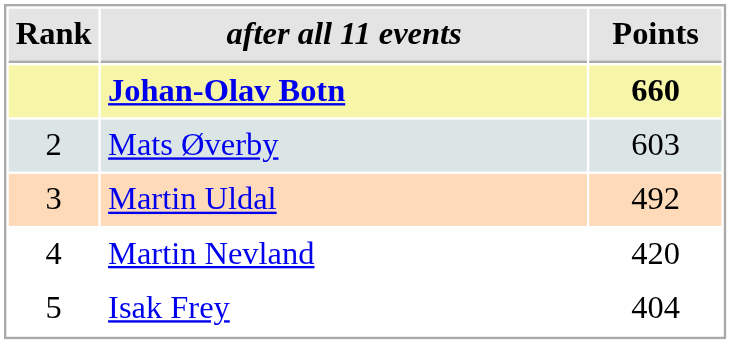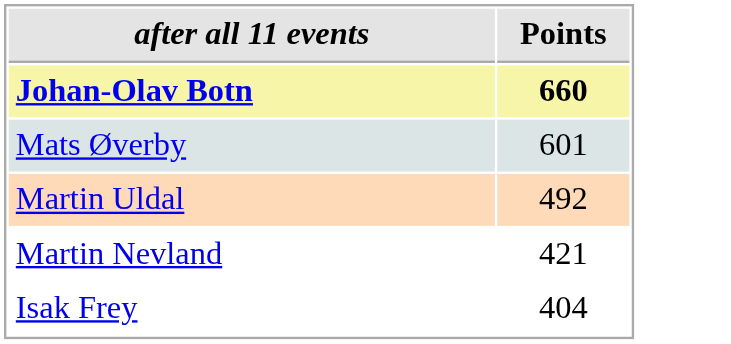- column: (54, 33)
(656, 144) 603 -> (563, 144) 601
(656, 253) 420 -> (563, 253) 421
